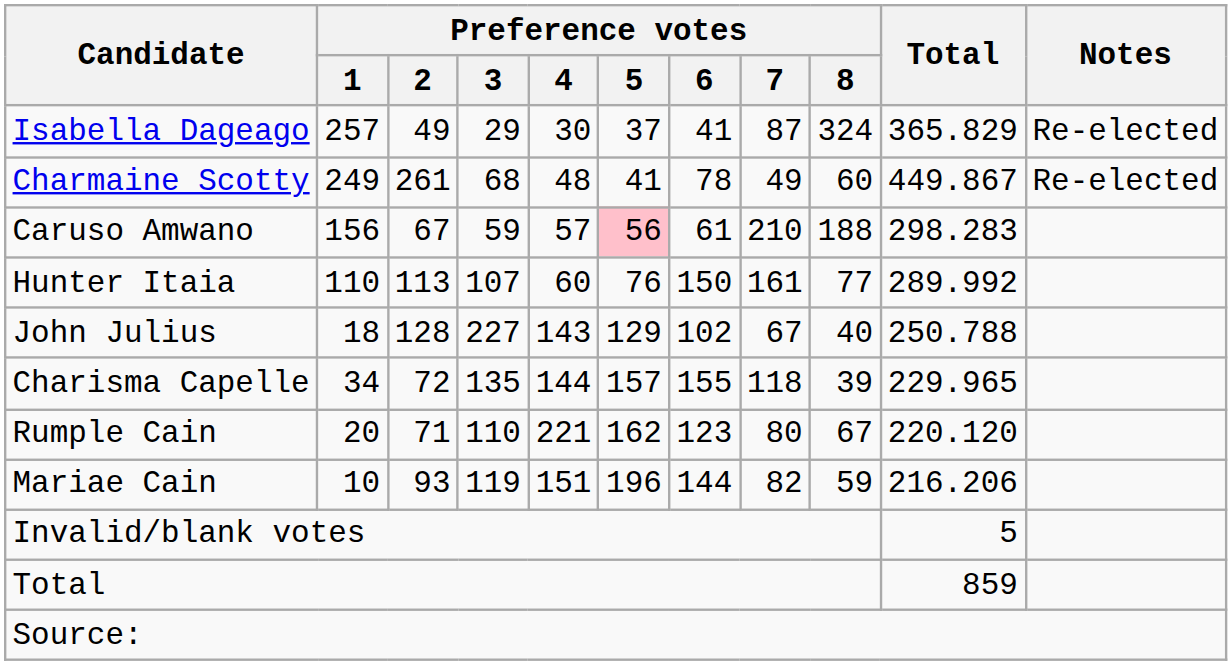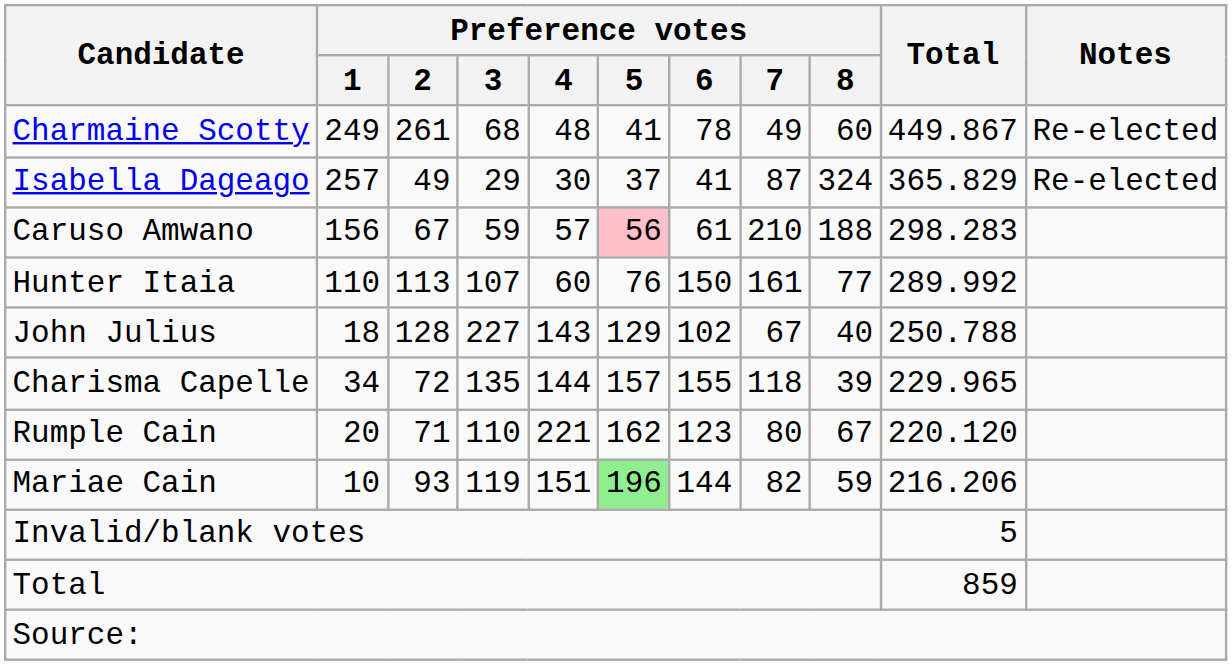rows swapped: (161, 182) <-> (161, 131)
(634, 484) no background -> (634, 484) lightgreen background
